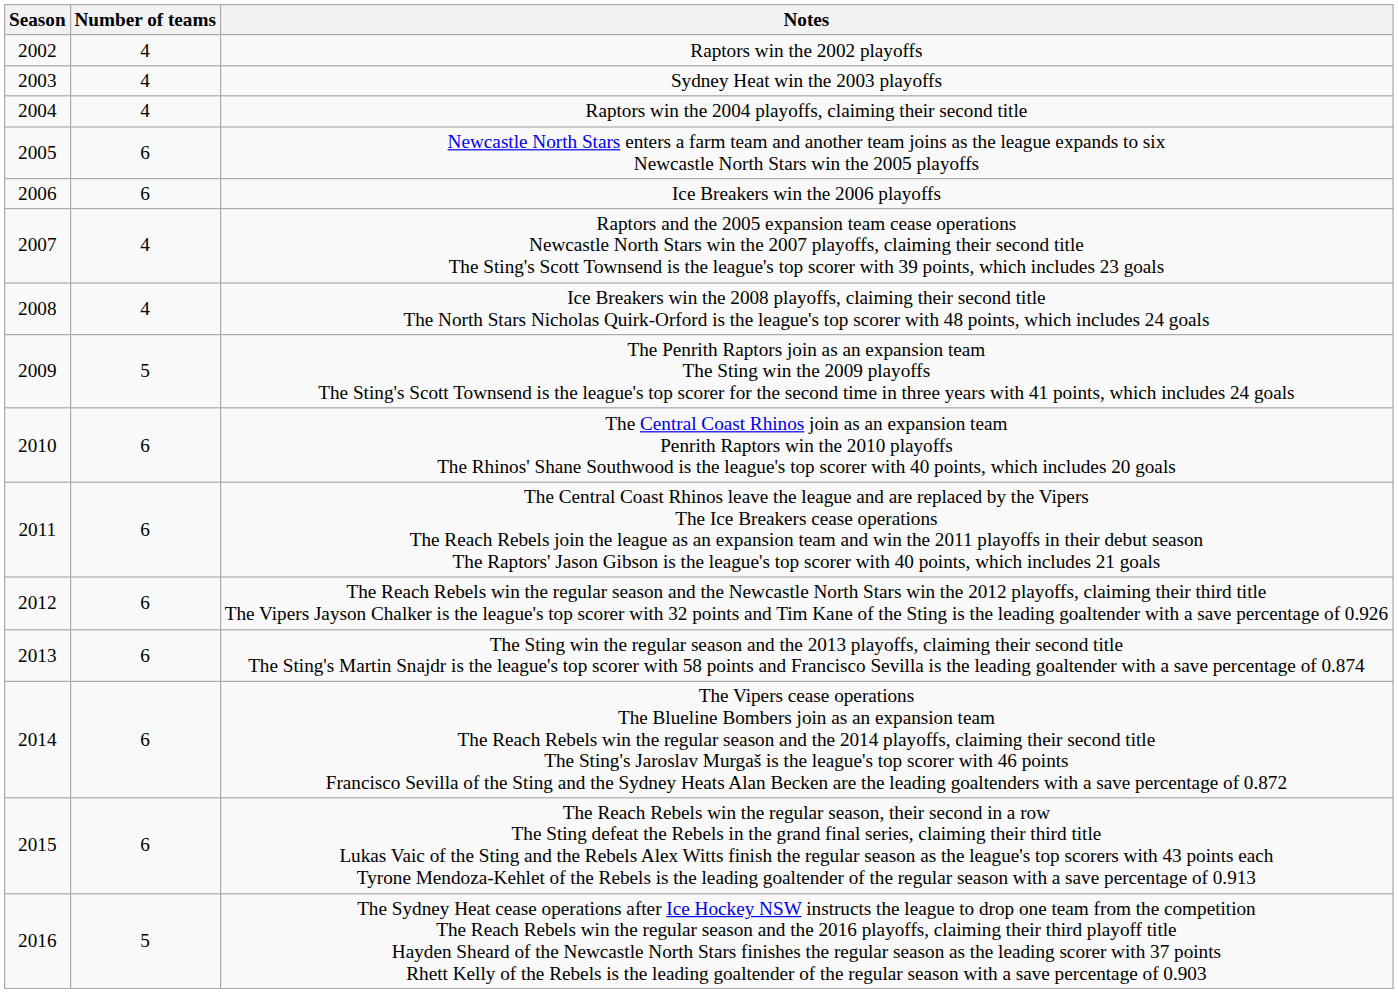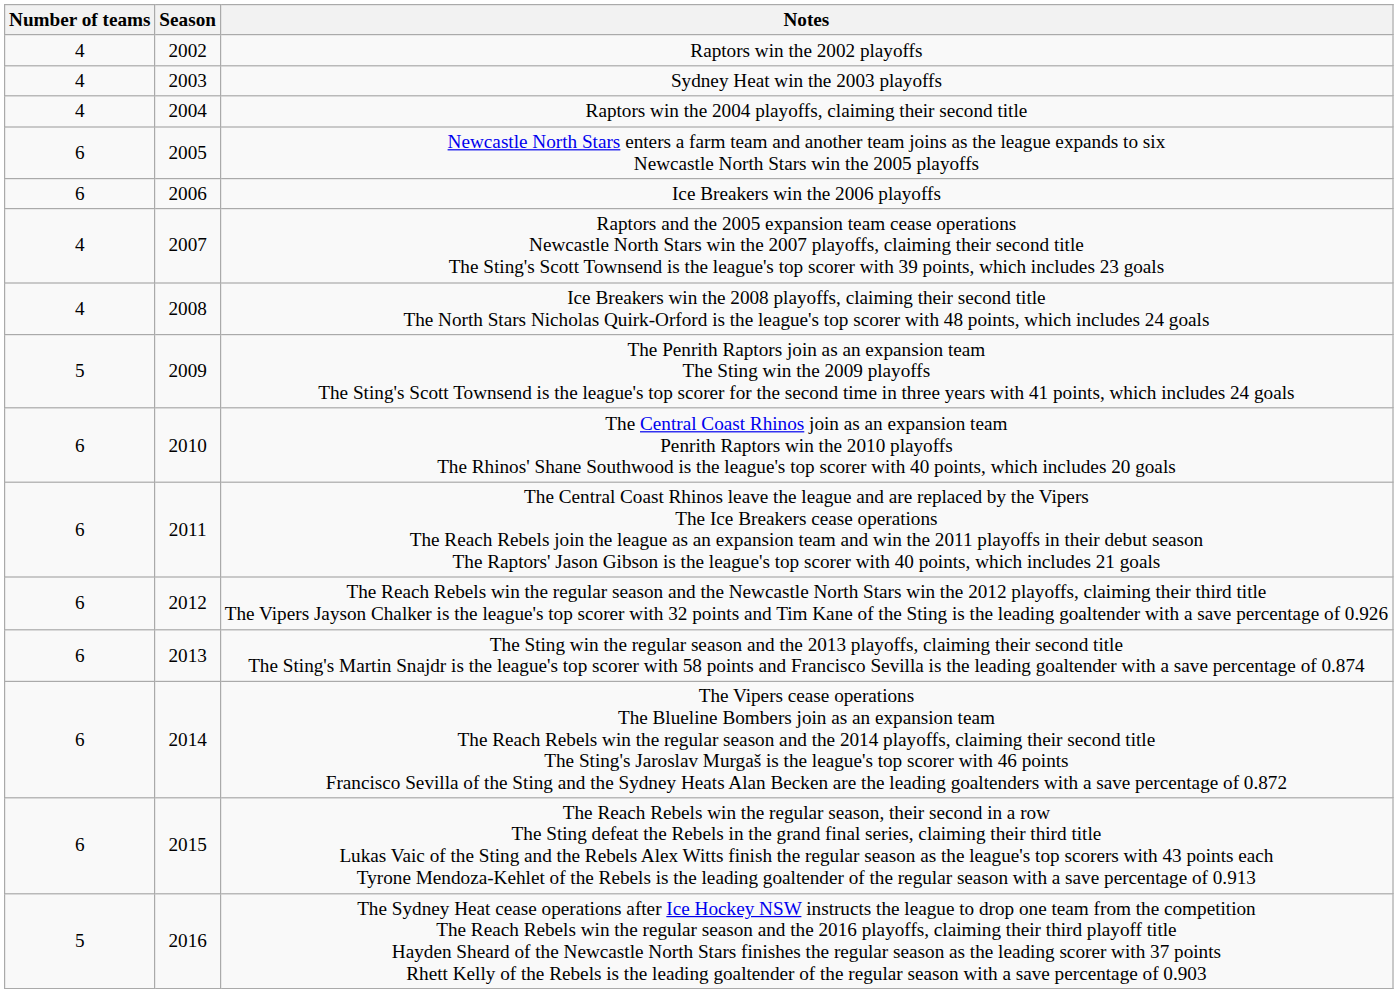columns swapped: (37, 19) <-> (145, 19)
